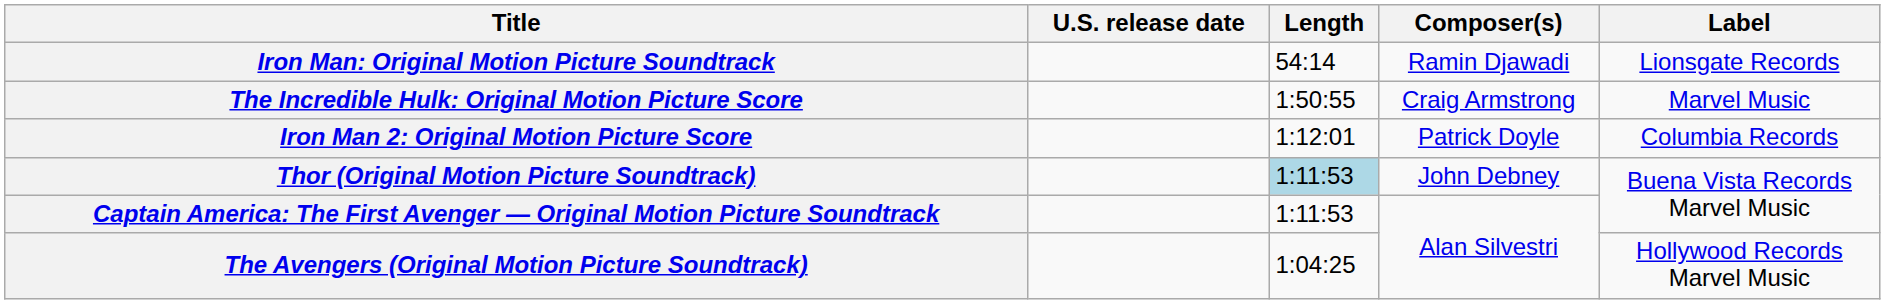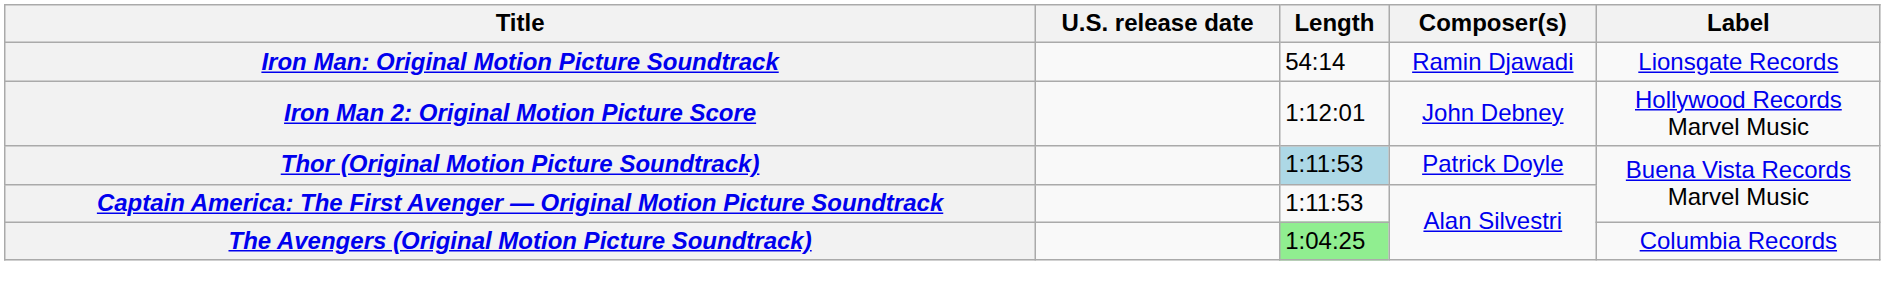- row: (516, 99)
(1489, 137) Patrick Doyle -> (1493, 113) John Debney
(1739, 137) Columbia Records -> (1738, 113) Hollywood Records Marvel Music
(1489, 175) John Debney -> (1493, 164) Patrick Doyle
(1315, 265) no background -> (1325, 240) lightgreen background
(1739, 265) Hollywood Records Marvel Music -> (1738, 240) Columbia Records
